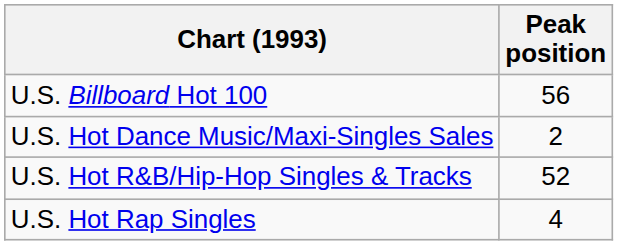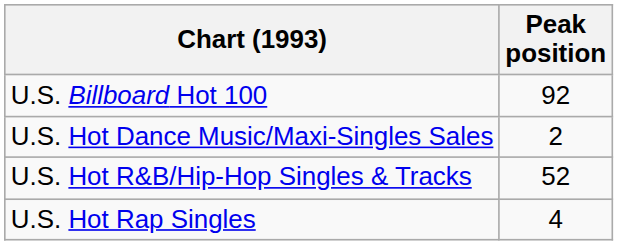(556, 95) 56 -> (556, 95) 92
